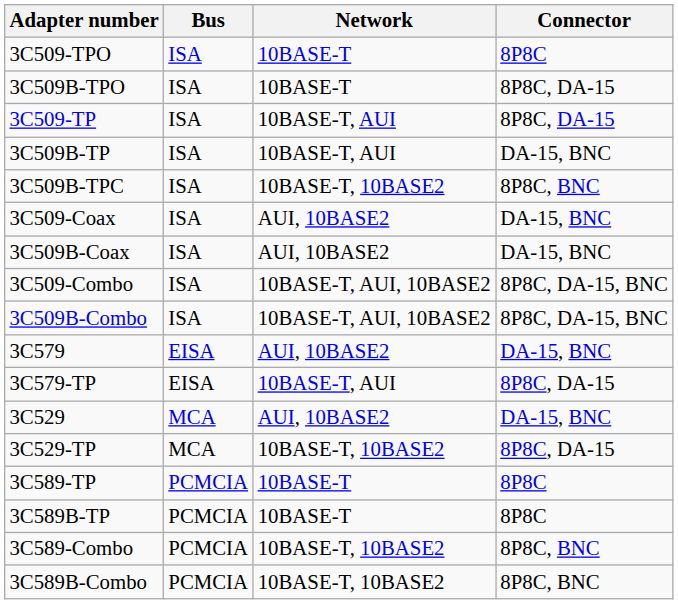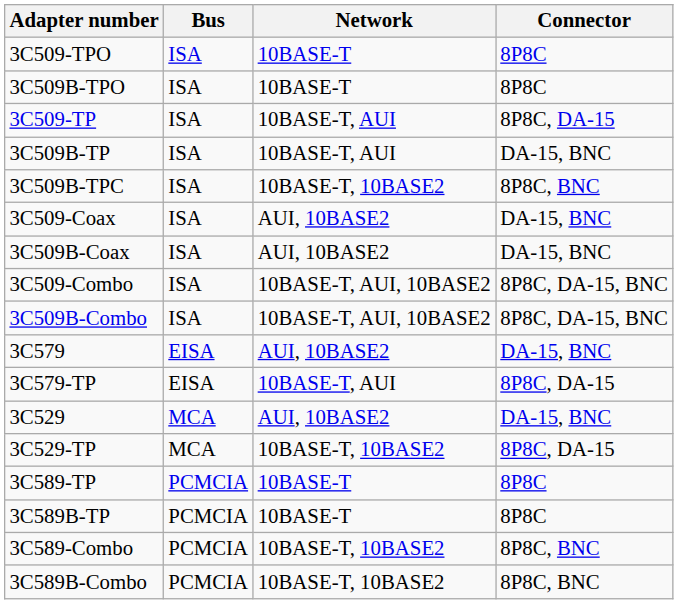(558, 86) 8P8C, DA-15 -> (523, 86) 8P8C
